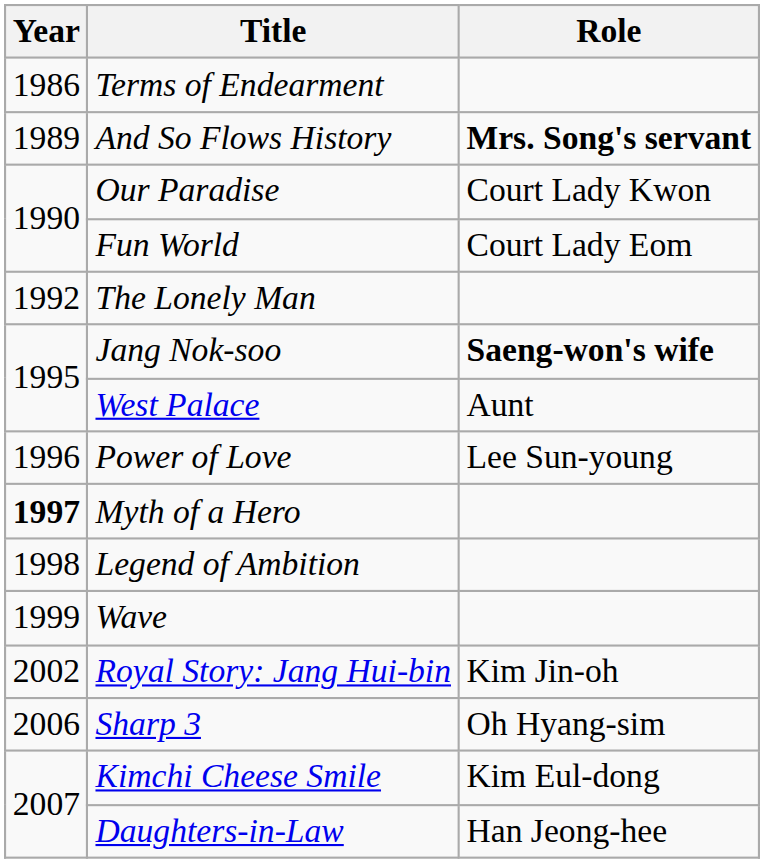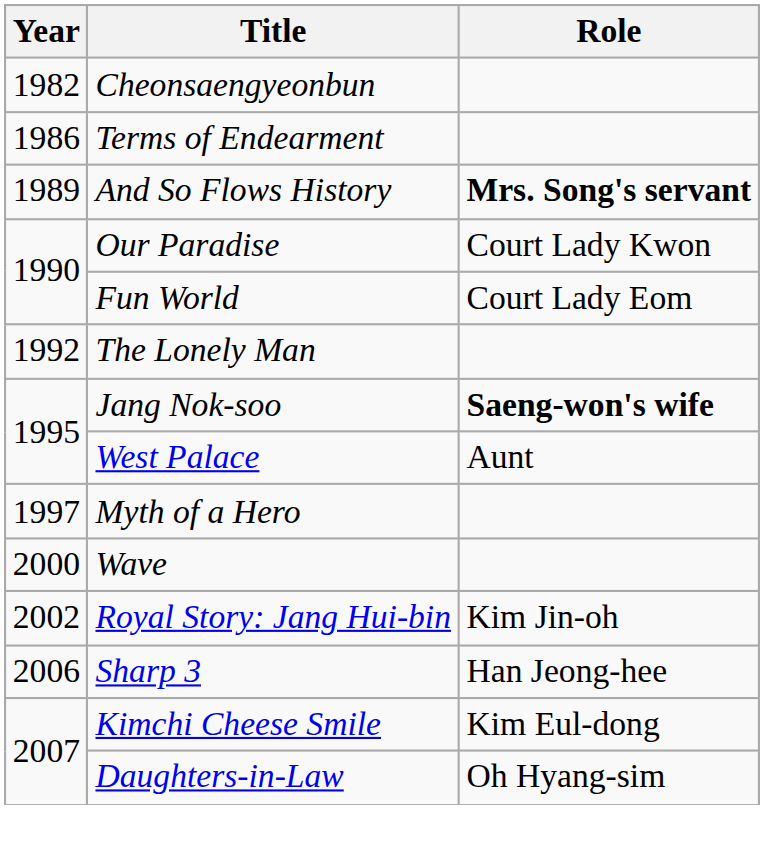+ row: (235, 84)
- row: (193, 457)
(46, 510) bold -> (46, 510) normal
- row: (228, 564)
(46, 617) 1999 -> (46, 564) 2000
(566, 723) Oh Hyang-sim -> (567, 670) Han Jeong-hee
(567, 830) Han Jeong-hee -> (566, 777) Oh Hyang-sim
